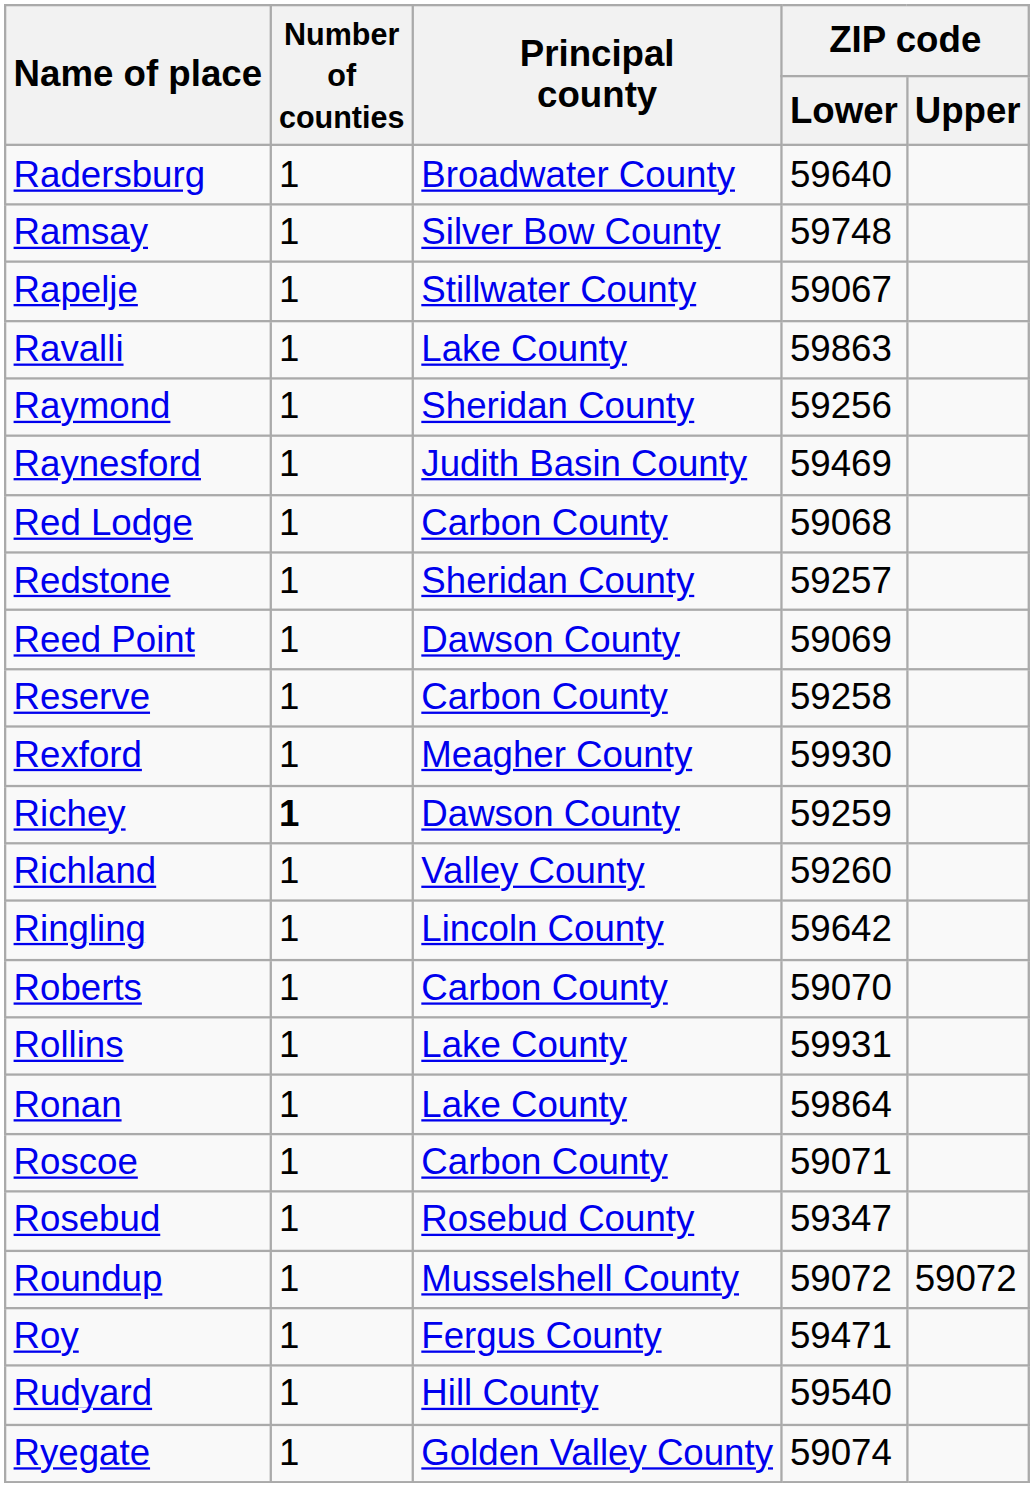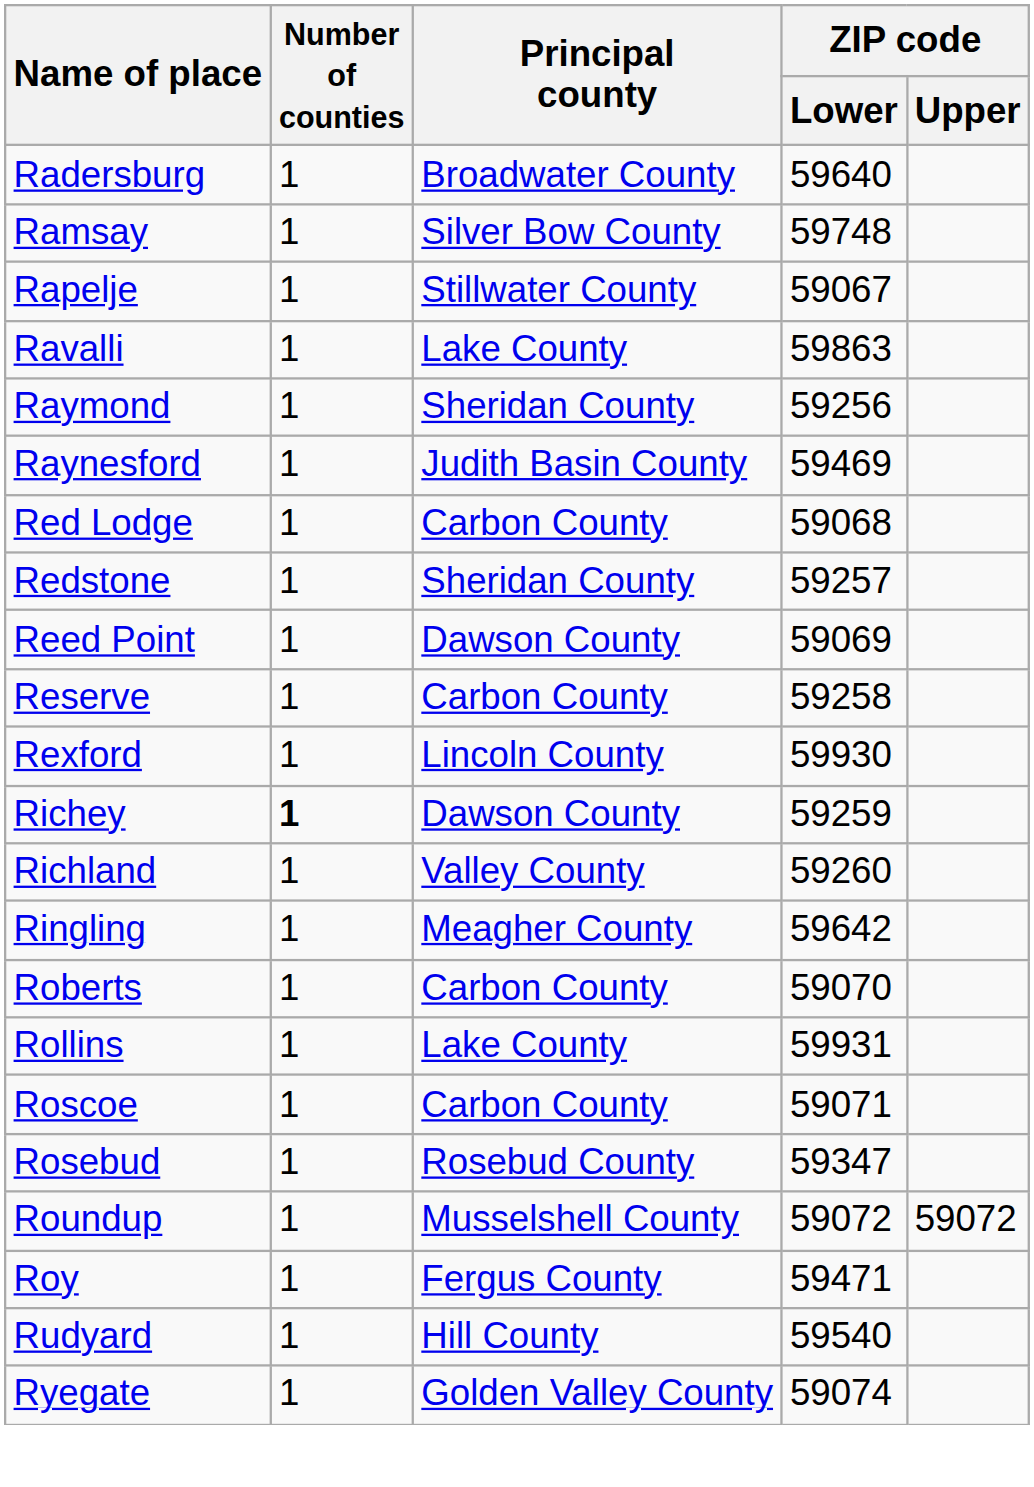(557, 755) Meagher County -> (543, 755) Lincoln County
(543, 929) Lincoln County -> (557, 929) Meagher County
- row: (68, 1103)
